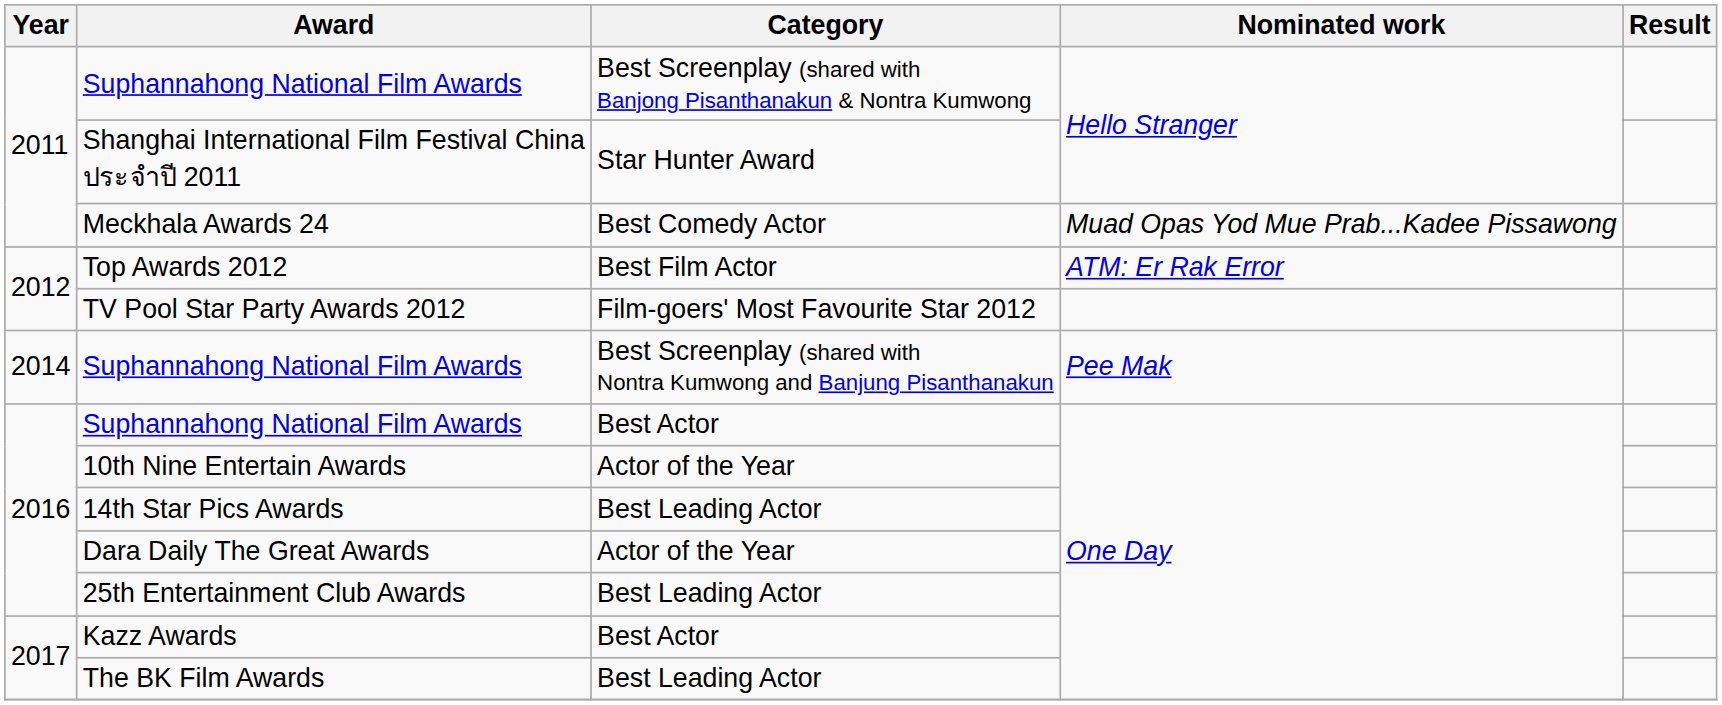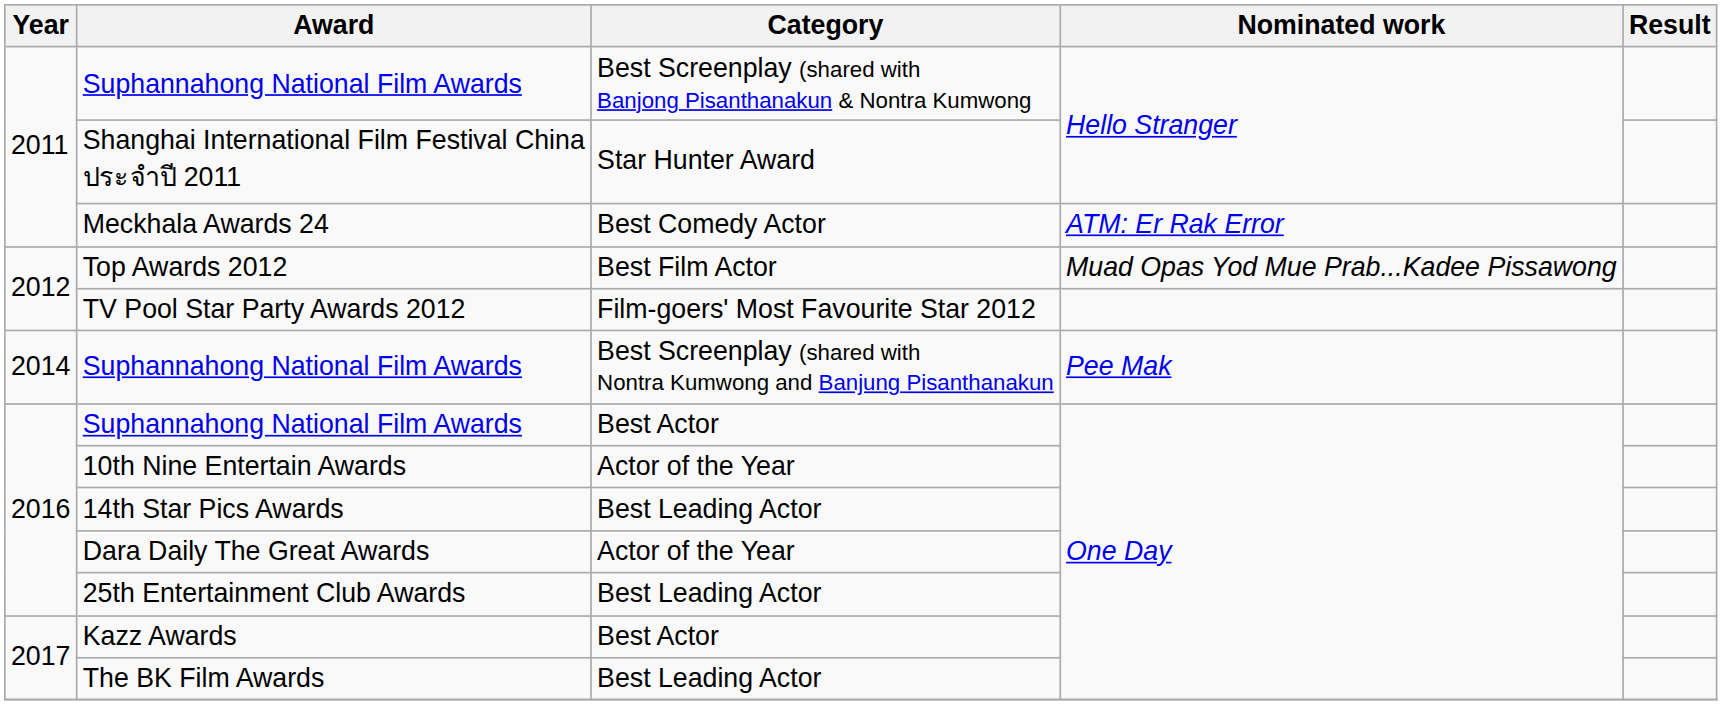(1341, 224) Muad Opas Yod Mue Prab...Kadee Pissawong -> (1175, 224) ATM: Er Rak Error
(1175, 267) ATM: Er Rak Error -> (1341, 267) Muad Opas Yod Mue Prab...Kadee Pissawong
